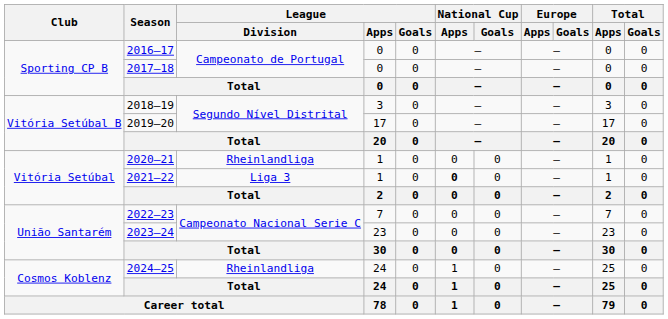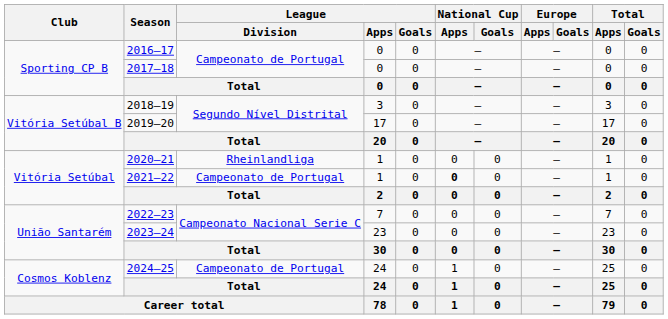(270, 178) Liga 3 -> (270, 178) Campeonato de Portugal
(270, 269) Rheinlandliga -> (270, 269) Campeonato de Portugal
